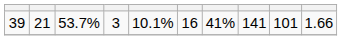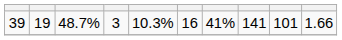(42, 22) 21 -> (42, 22) 19
(79, 22) 53.7% -> (79, 22) 48.7%
(153, 22) 10.1% -> (153, 22) 10.3%
